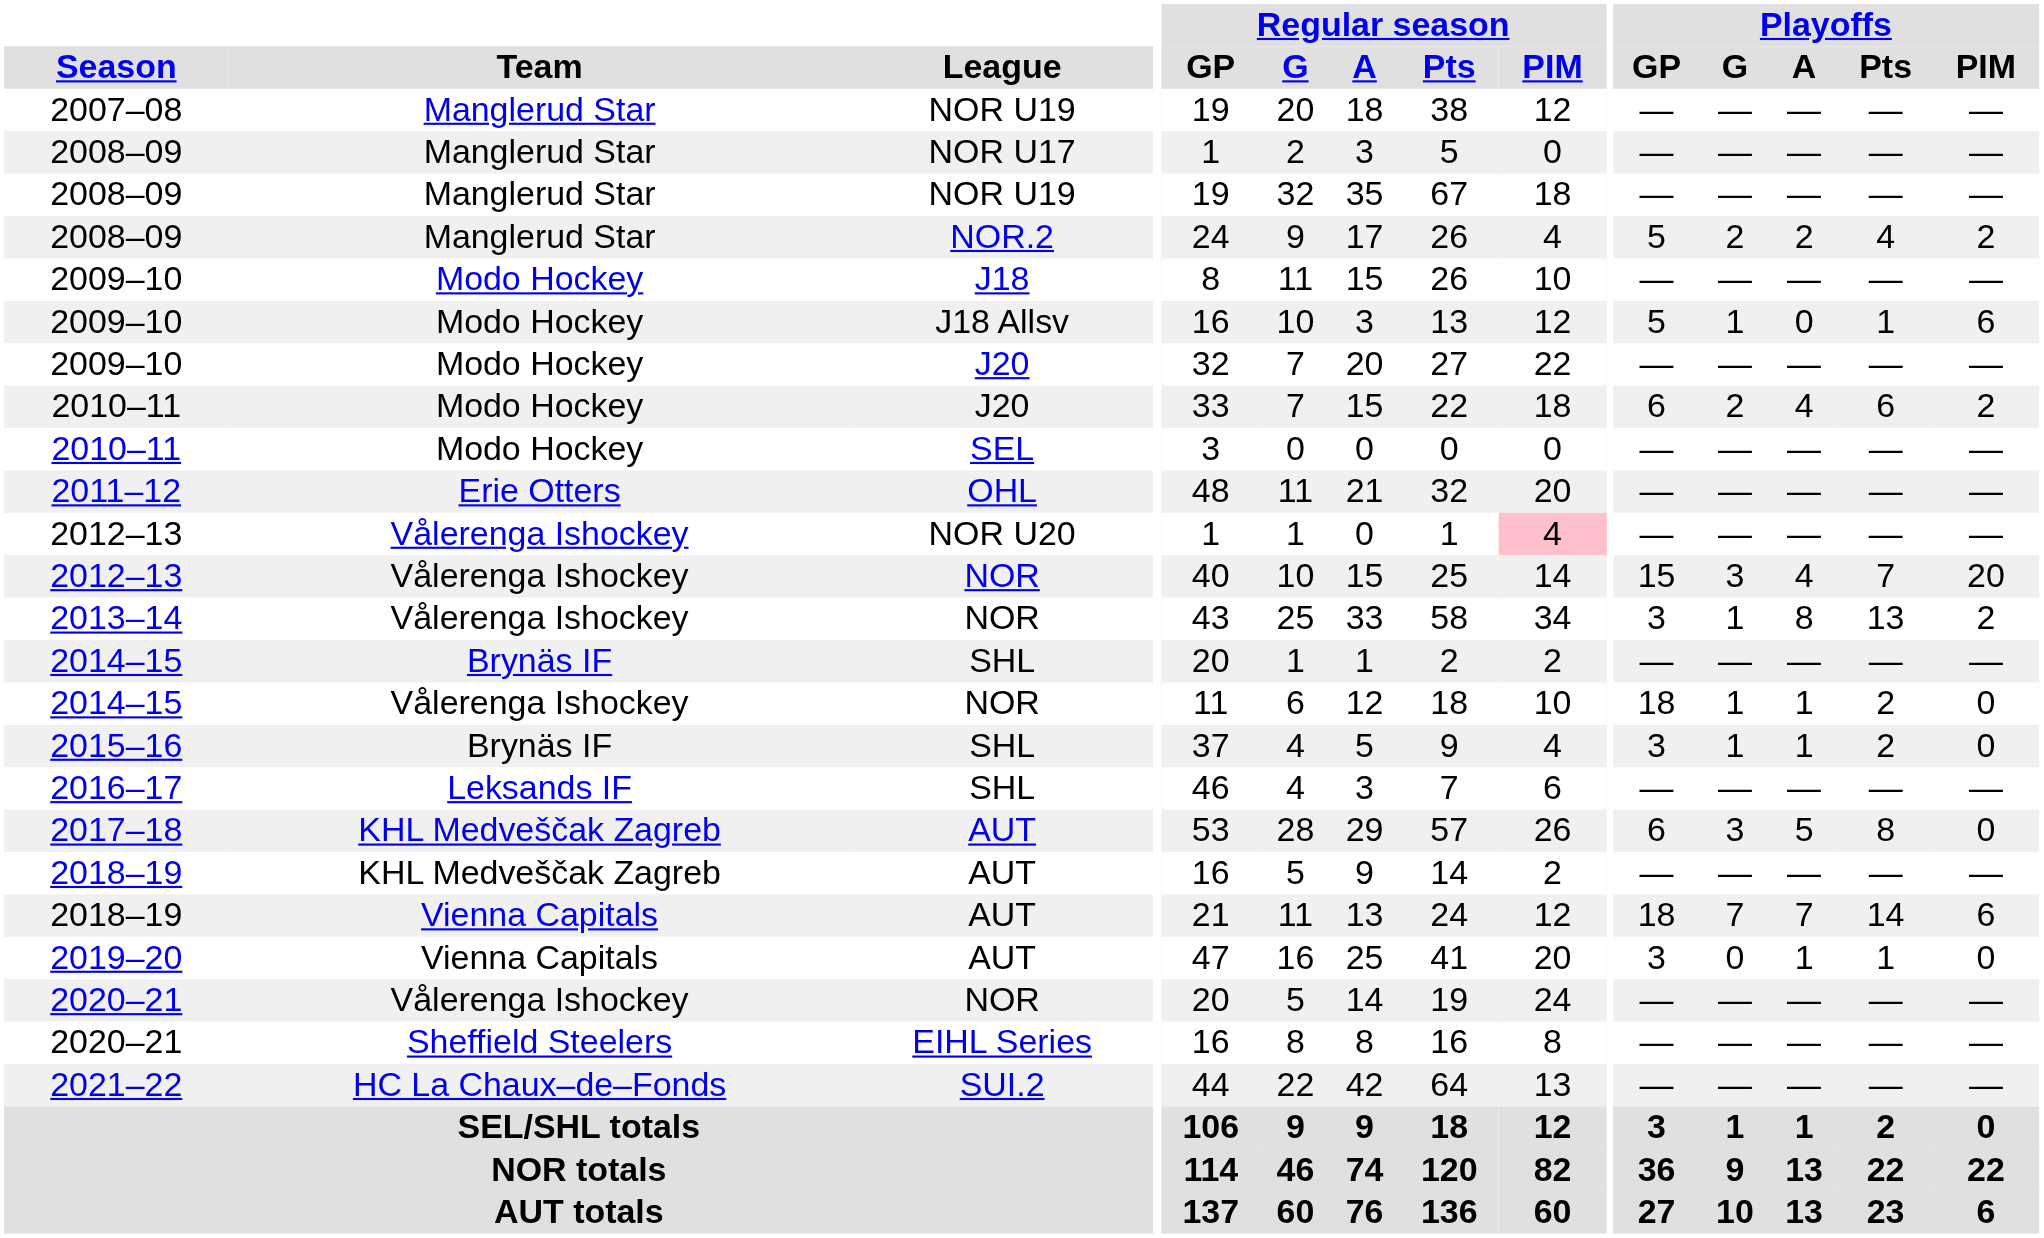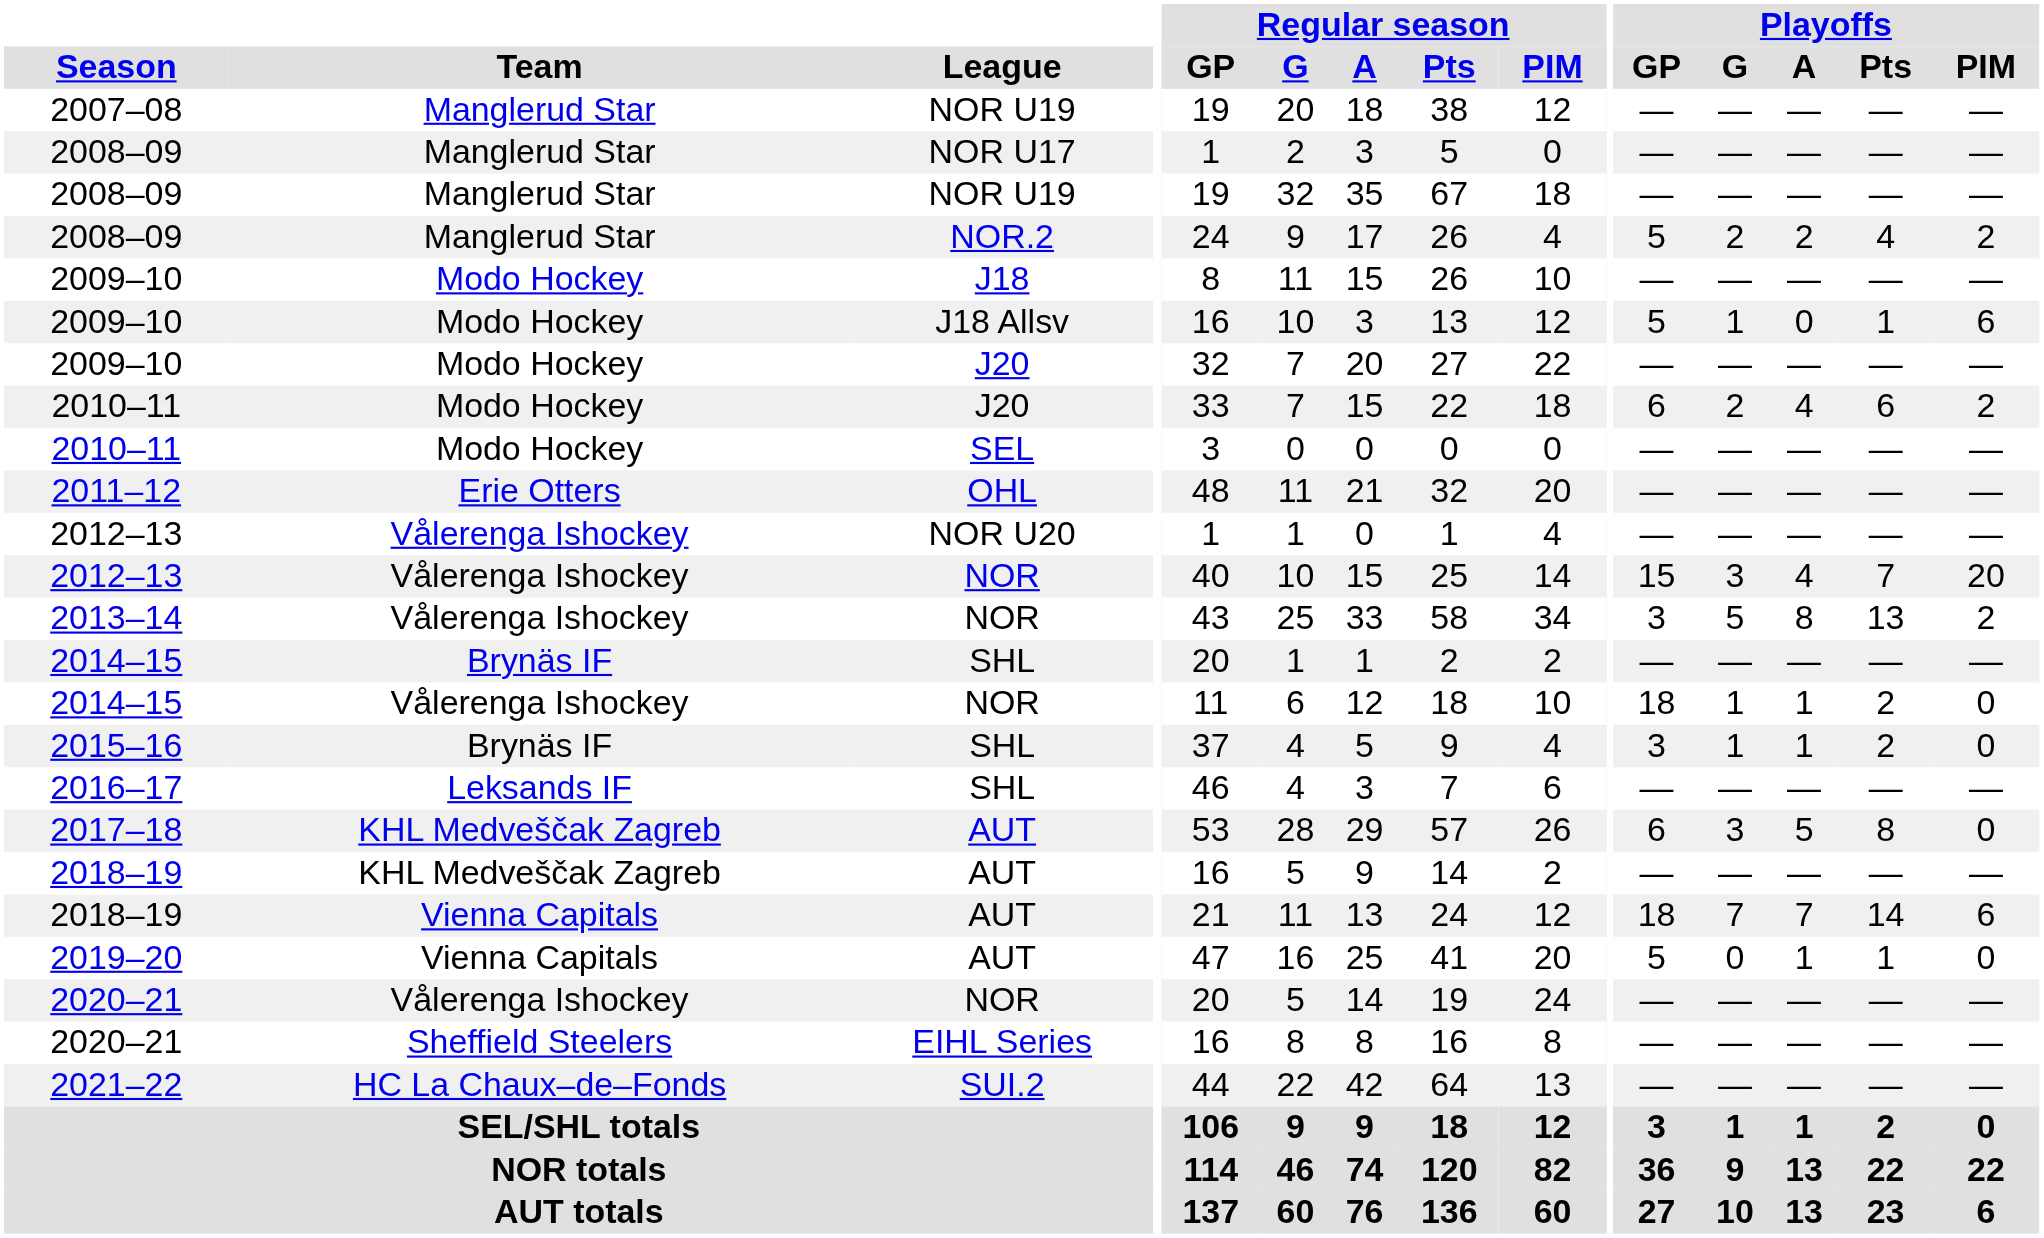(1553, 533) pink background -> (1553, 533) no background
(1735, 618) 1 -> (1735, 618) 5
(1657, 957) 3 -> (1657, 957) 5
